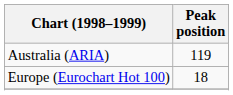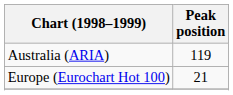(201, 77) 18 -> (201, 77) 21
